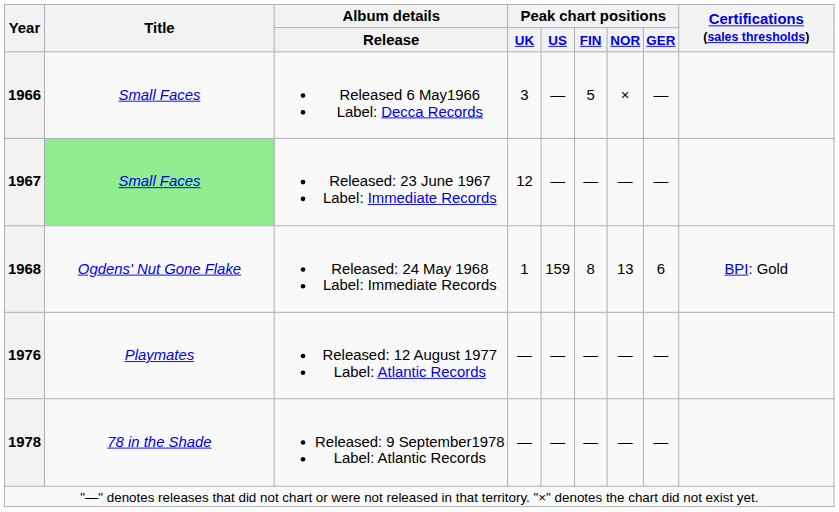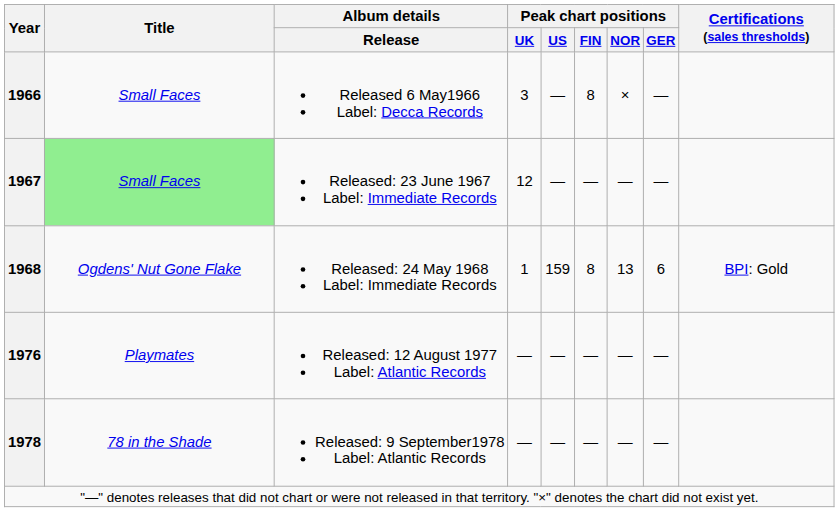(591, 95) 5 -> (591, 95) 8
